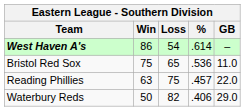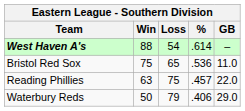(146, 47) 86 -> (146, 47) 88
(173, 98) 82 -> (173, 98) 79
